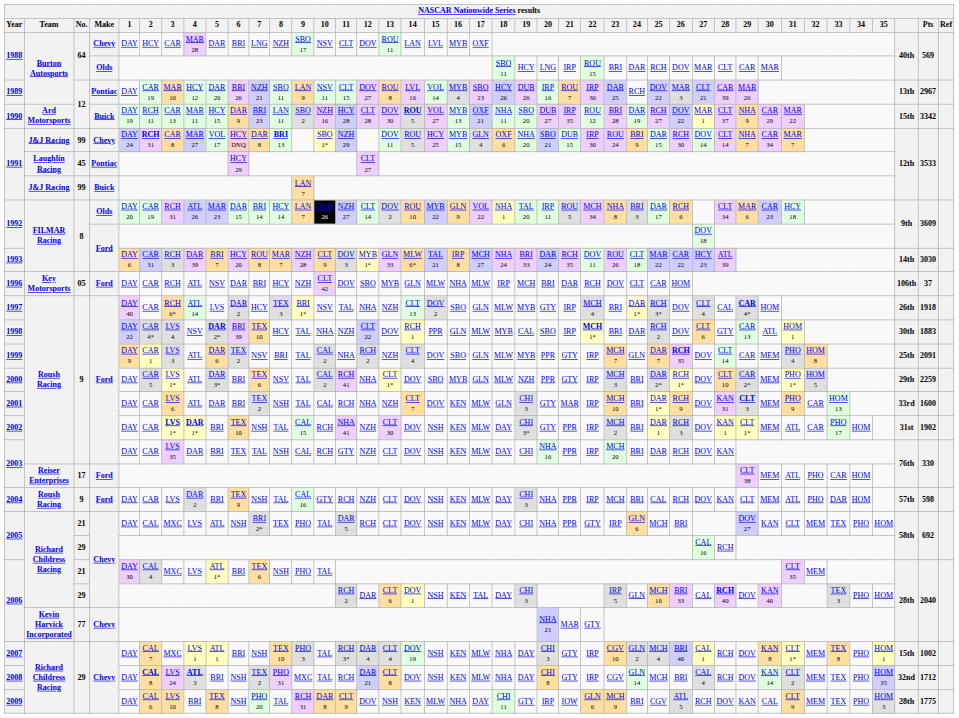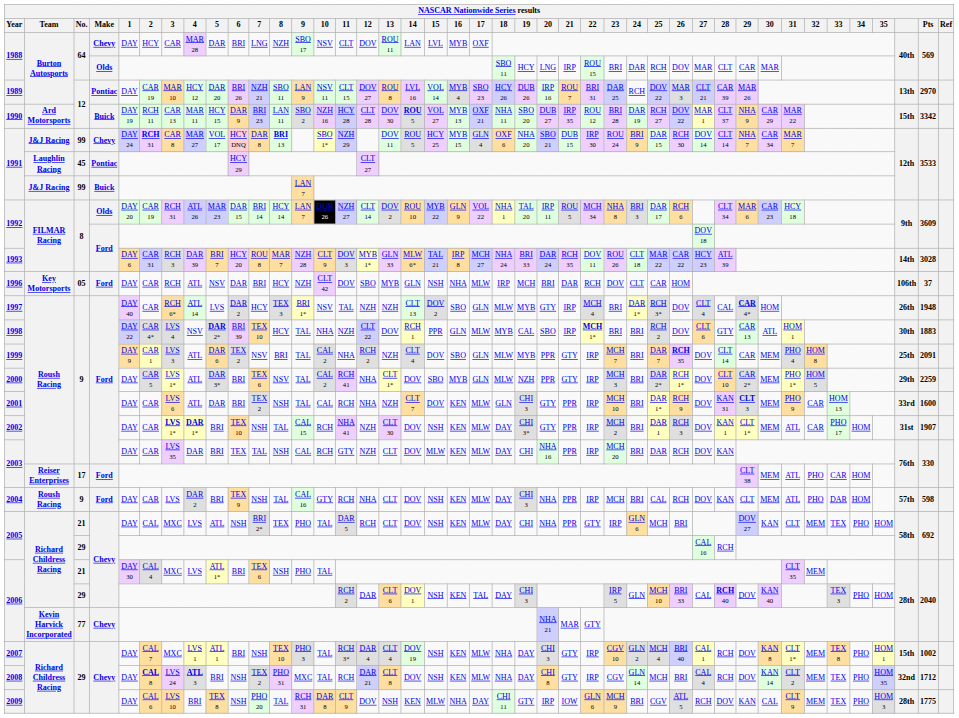(593, 91) IRP 30 -> (593, 91) BRI 31
(928, 92) 2967 -> (928, 92) 2970
(928, 260) 3030 -> (928, 260) 3028
(436, 284) MLW -> (436, 284) NSH
(368, 308) NHA -> (368, 308) NZH
(928, 308) 1918 -> (928, 308) 1948
(637, 332) DAR -> (637, 332) BRI
(637, 355) GLN -> (637, 355) BRI
(570, 403) MAR -> (570, 403) PPR
(928, 427) 1902 -> (928, 427) 1907
(436, 451) NSH -> (436, 451) MLW
(368, 499) NZH -> (368, 499) NHA
